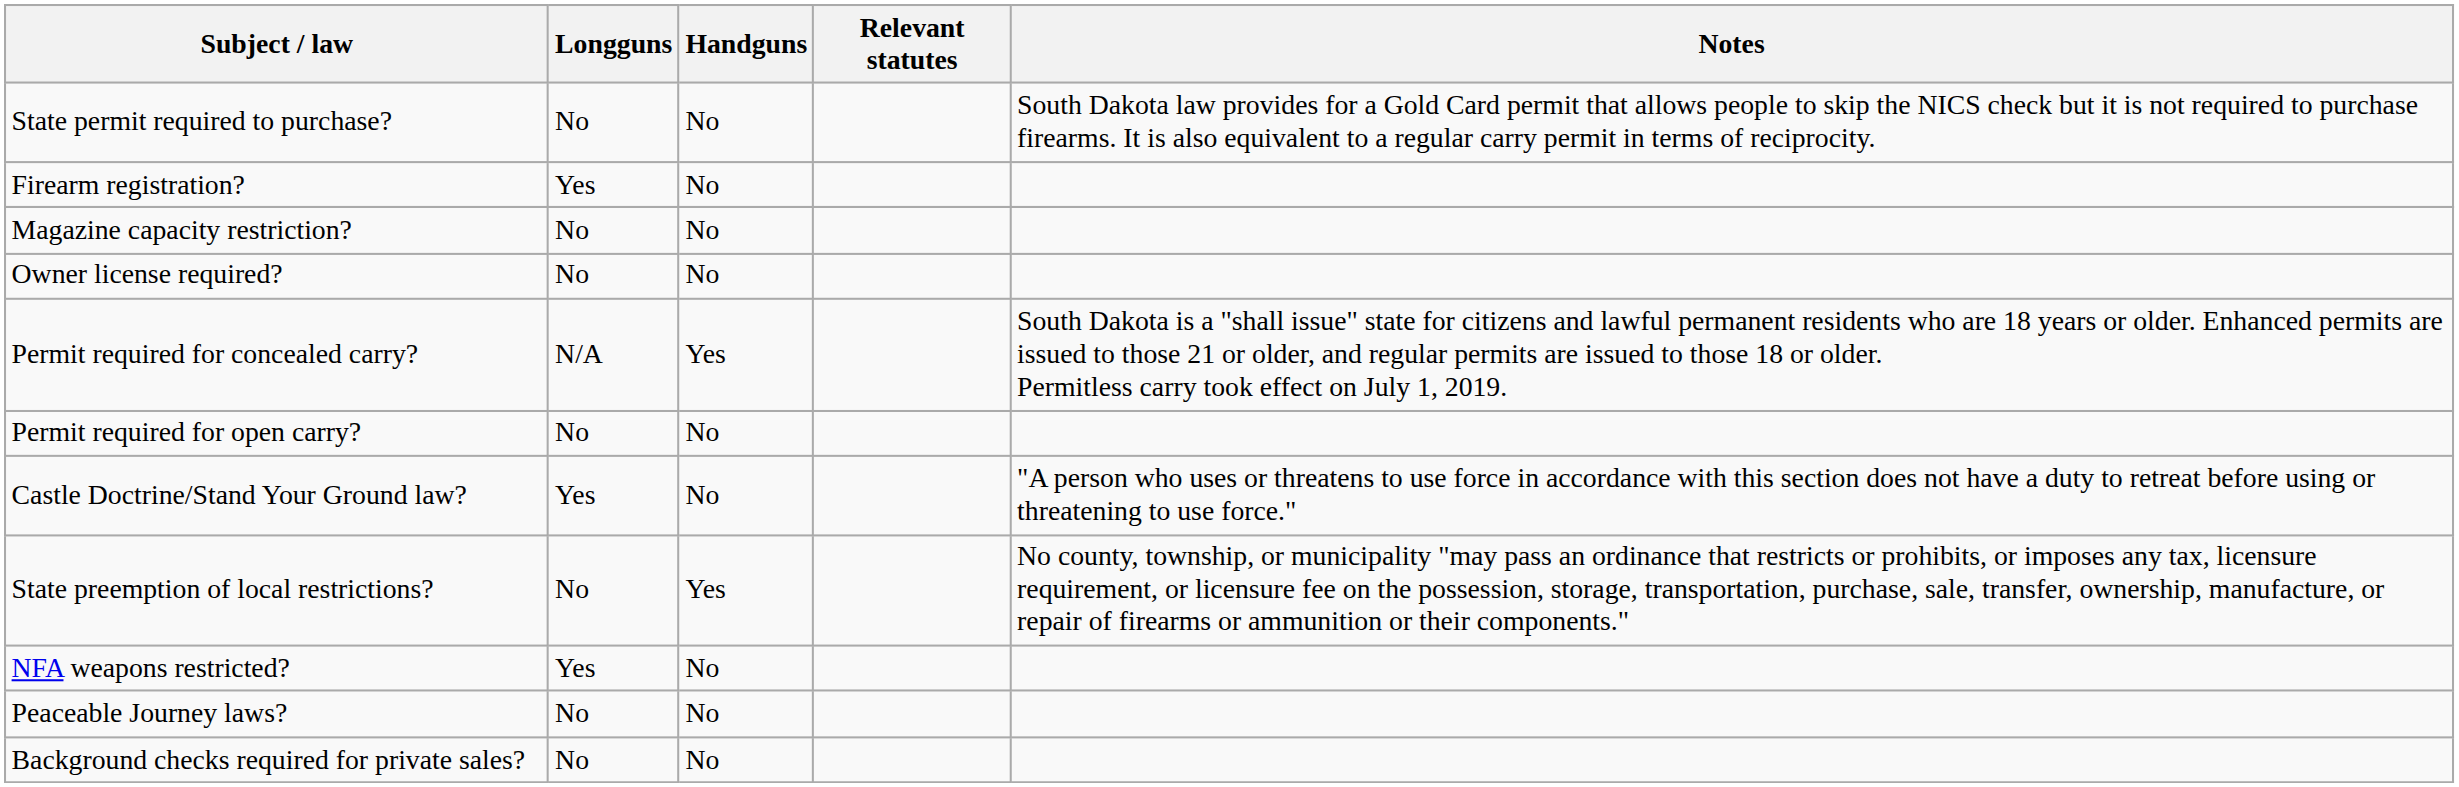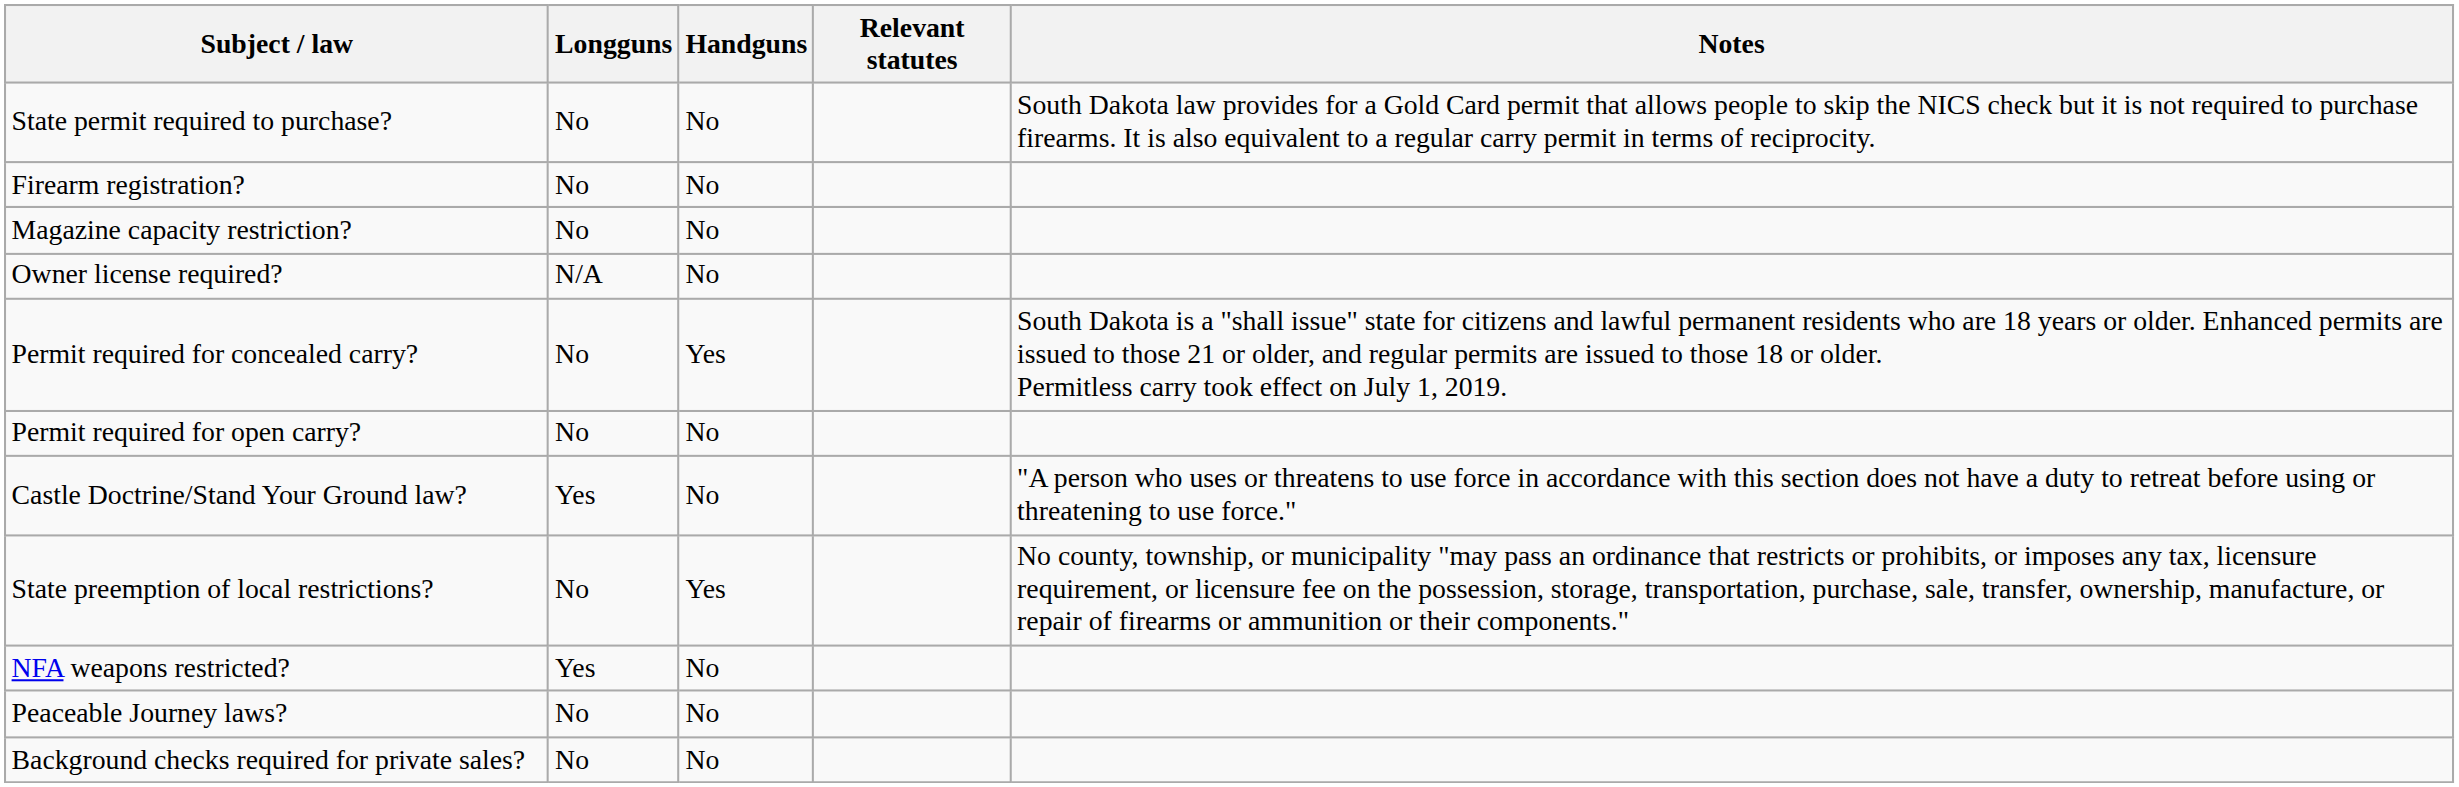(575, 183) Yes -> (572, 183) No
(572, 275) No -> (579, 275) N/A
(579, 353) N/A -> (572, 353) No
